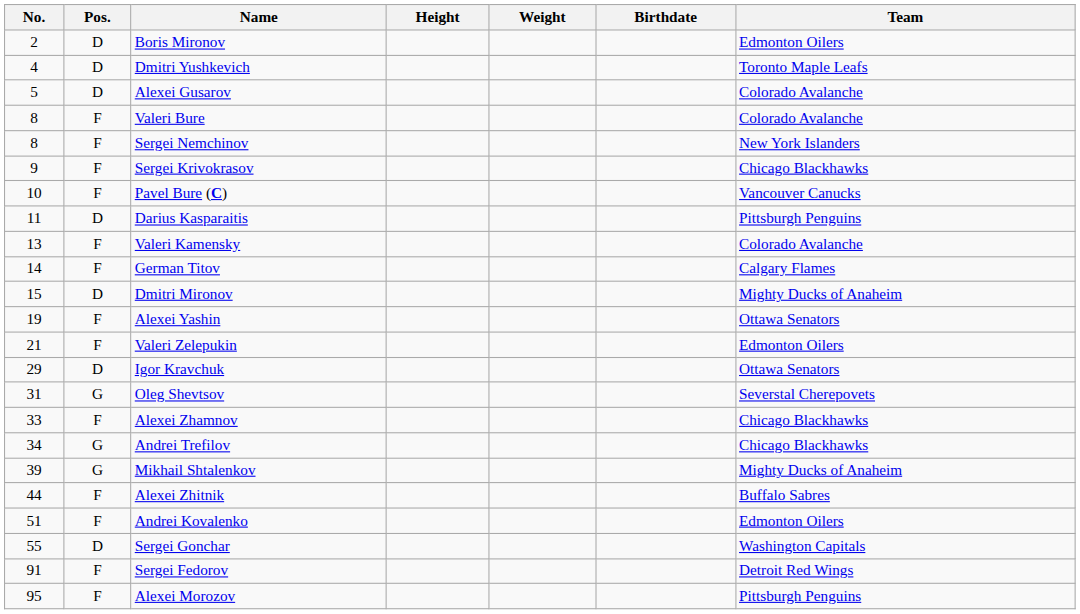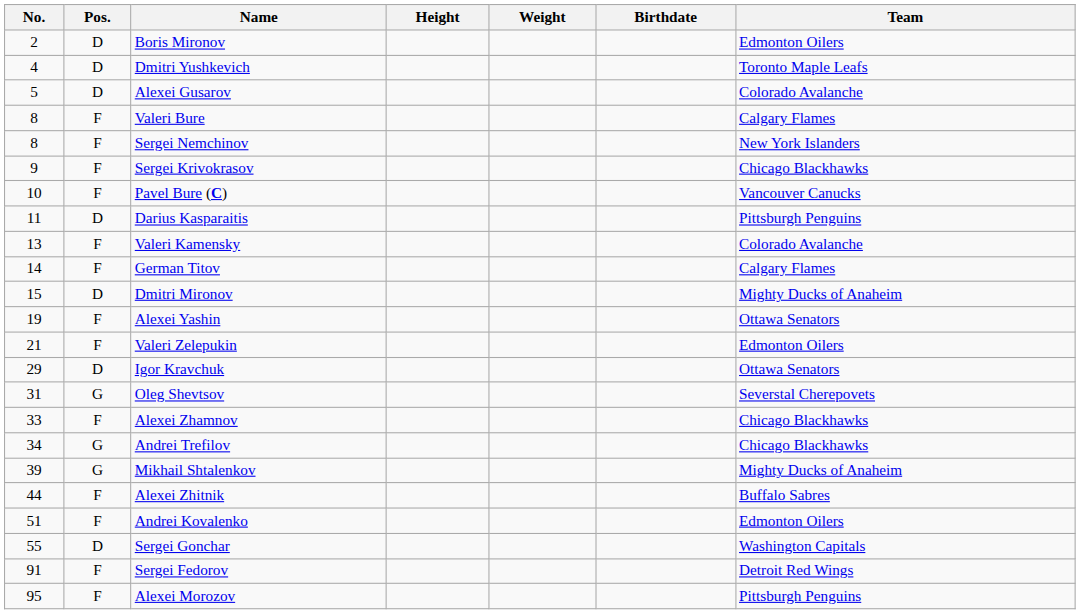(801, 118) Colorado Avalanche -> (787, 118) Calgary Flames
